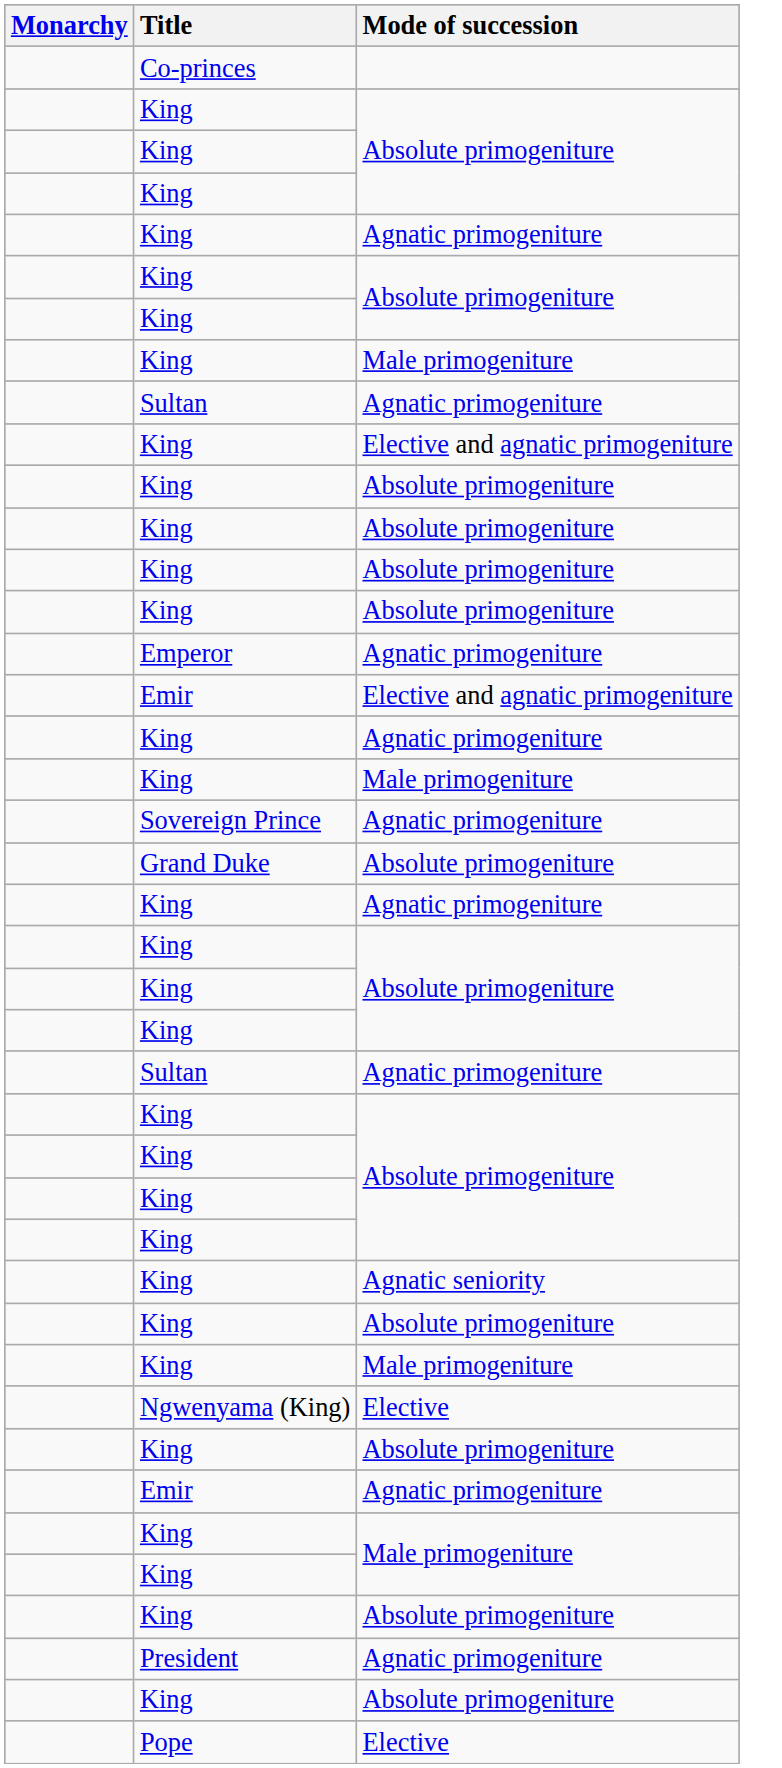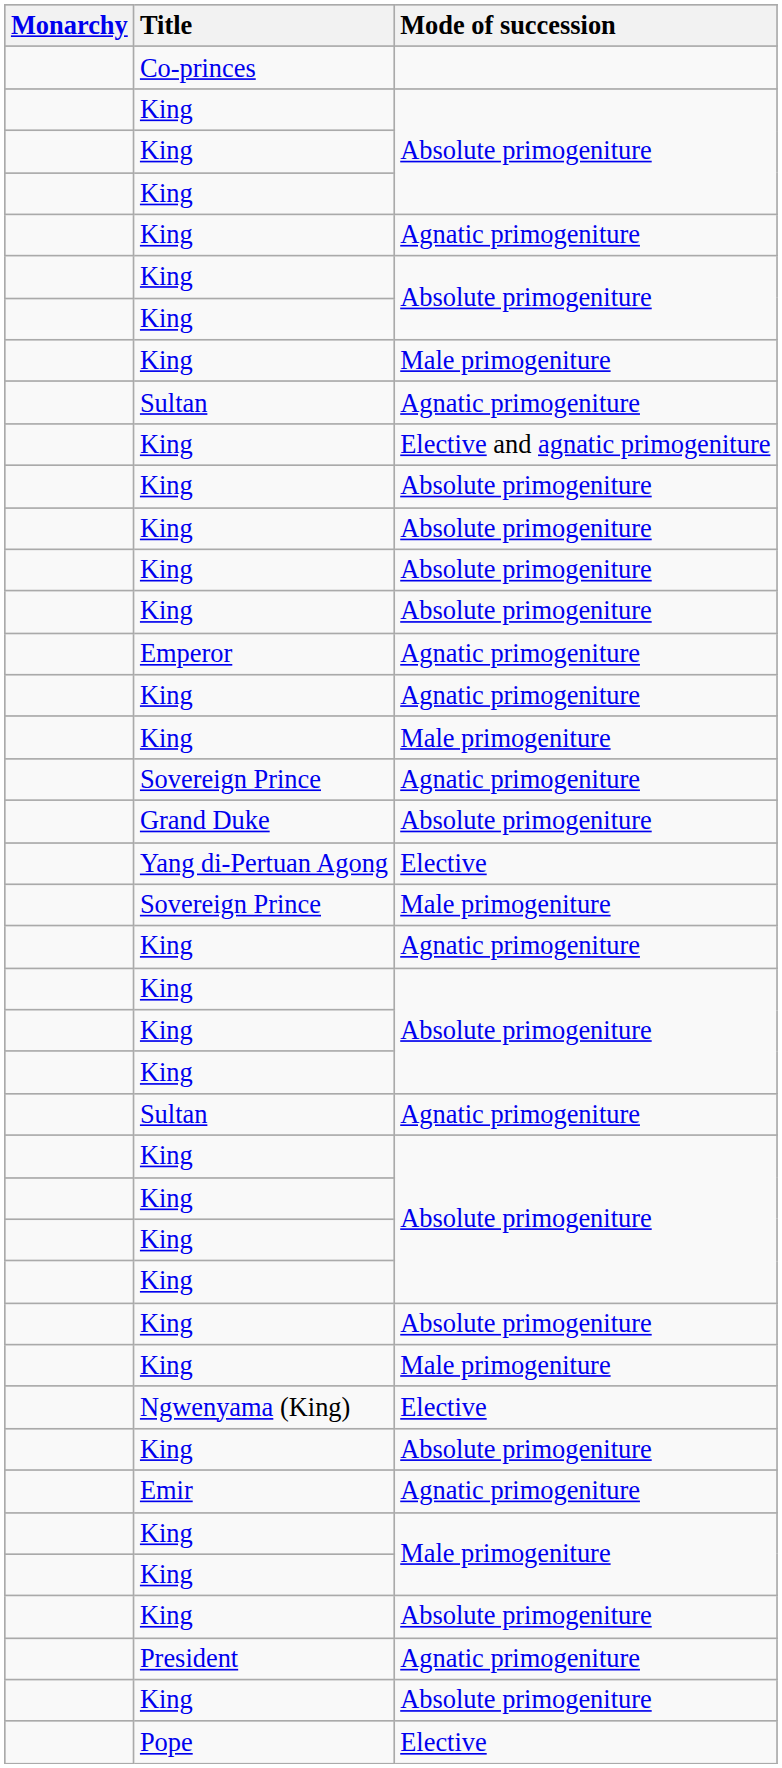- row: (166, 695)
+ row: (264, 862)
+ row: (230, 904)
- row: (166, 1281)
